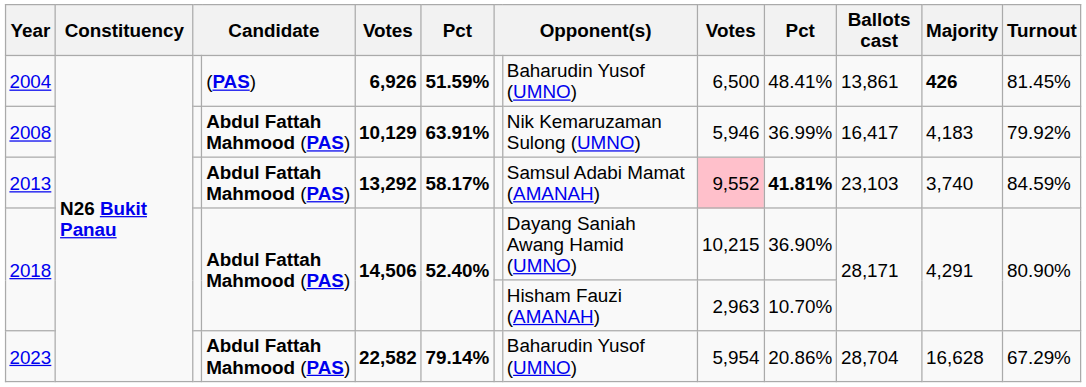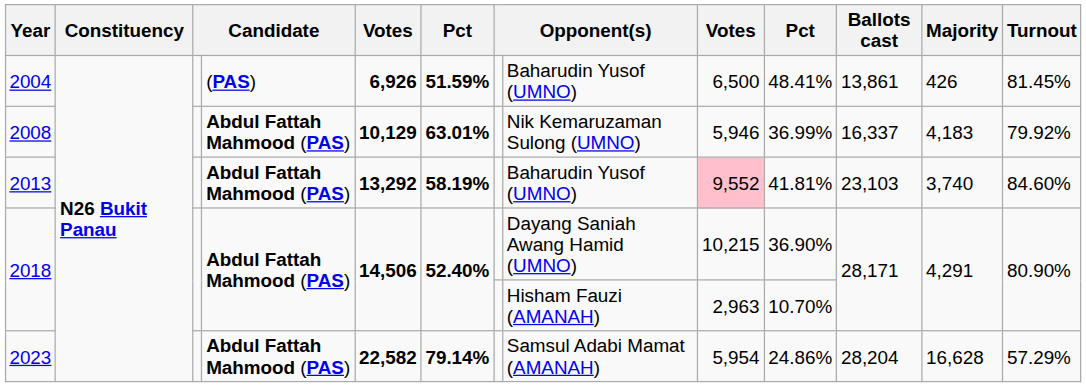(942, 81) bold -> (942, 81) normal
(457, 132) 63.91% -> (457, 132) 63.01%
(870, 132) 16,417 -> (870, 132) 16,337
(457, 183) 58.17% -> (457, 183) 58.19%
(596, 183) Samsul Adabi Mamat (AMANAH) -> (576, 183) Baharudin Yusof (UMNO)
(800, 183) bold -> (800, 183) normal
(1039, 183) 84.59% -> (1039, 183) 84.60%
(576, 357) Baharudin Yusof (UMNO) -> (596, 357) Samsul Adabi Mamat (AMANAH)
(800, 357) 20.86% -> (800, 357) 24.86%
(870, 357) 28,704 -> (870, 357) 28,204
(1039, 357) 67.29% -> (1039, 357) 57.29%
